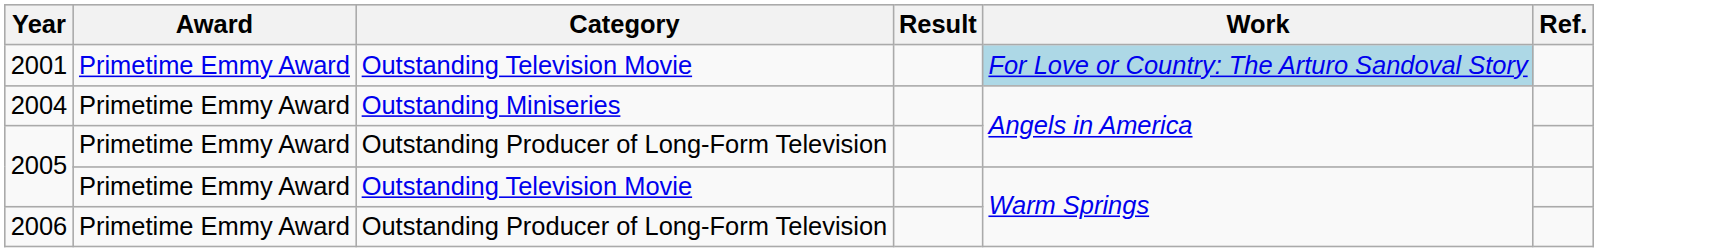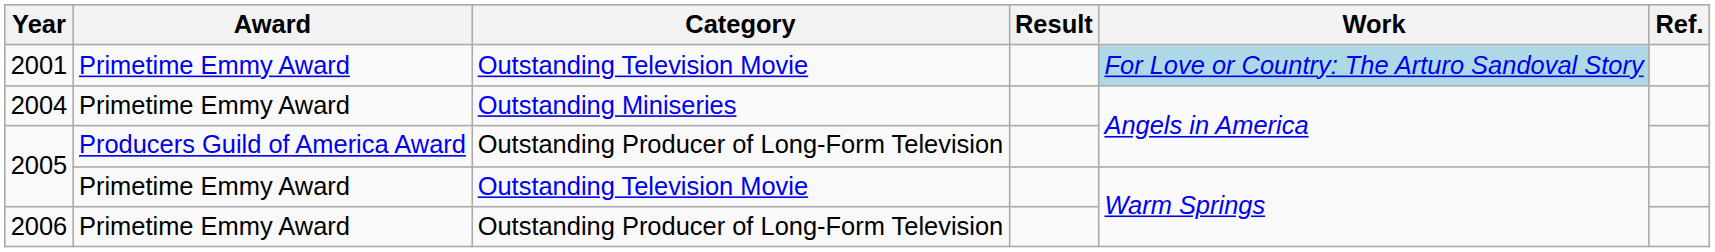(214, 145) Primetime Emmy Award -> (272, 145) Producers Guild of America Award
